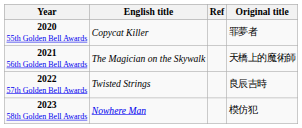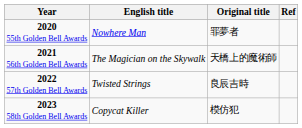columns swapped: (262, 12) <-> (217, 12)
(120, 32) Copycat Killer -> (119, 32) Nowhere Man
(119, 110) Nowhere Man -> (120, 110) Copycat Killer
